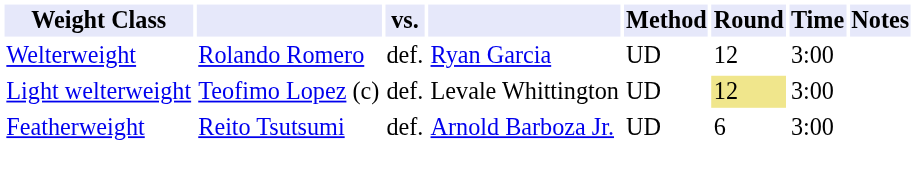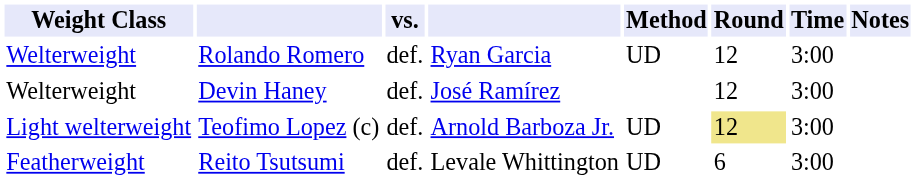+ row: (262, 91)
(525, 91) Levale Whittington -> (522, 126) Arnold Barboza Jr.
(522, 126) Arnold Barboza Jr. -> (525, 162) Levale Whittington
